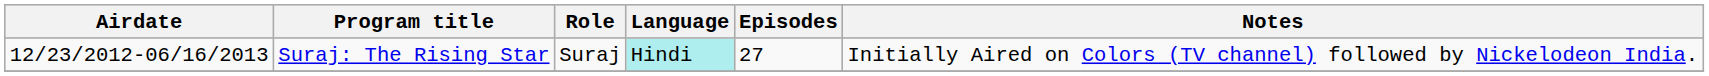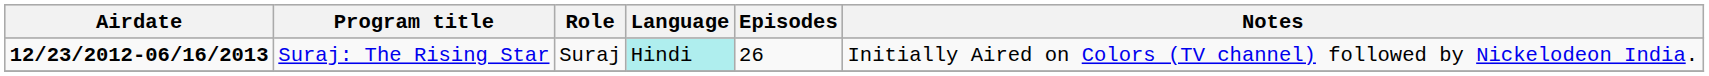(139, 55) normal -> (139, 55) bold
(751, 55) 27 -> (751, 55) 26
